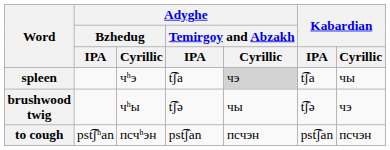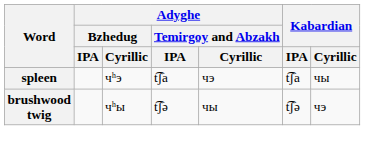(233, 78) lightgrey background -> (208, 78) no background
- row: (39, 135)
